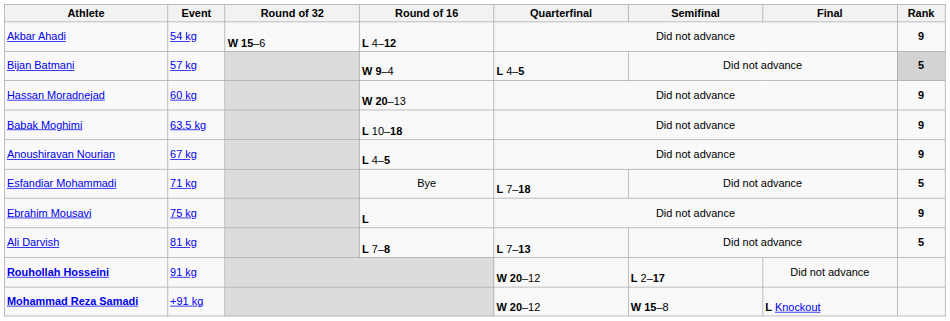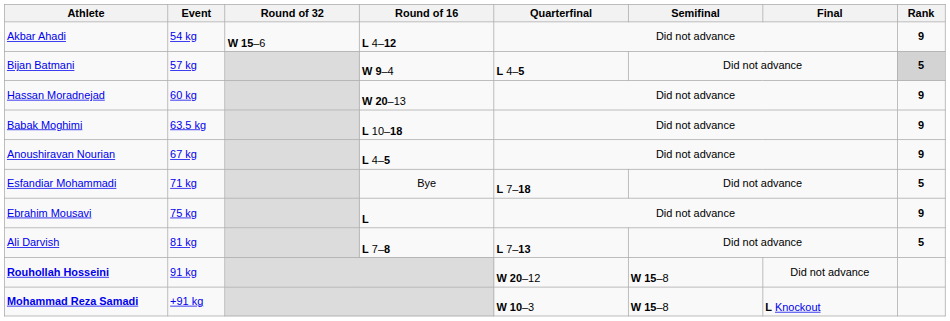(648, 278) L 2–17 -> (650, 278) W 15–8
(518, 308) W 20–12 -> (515, 308) W 10–3
